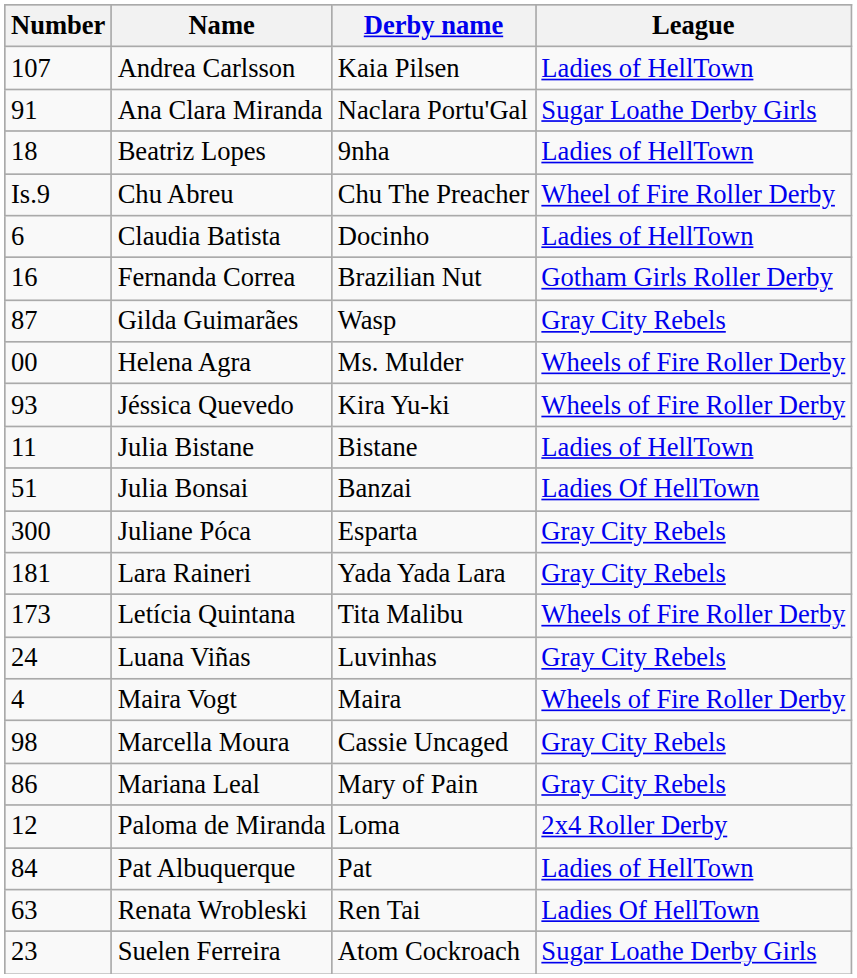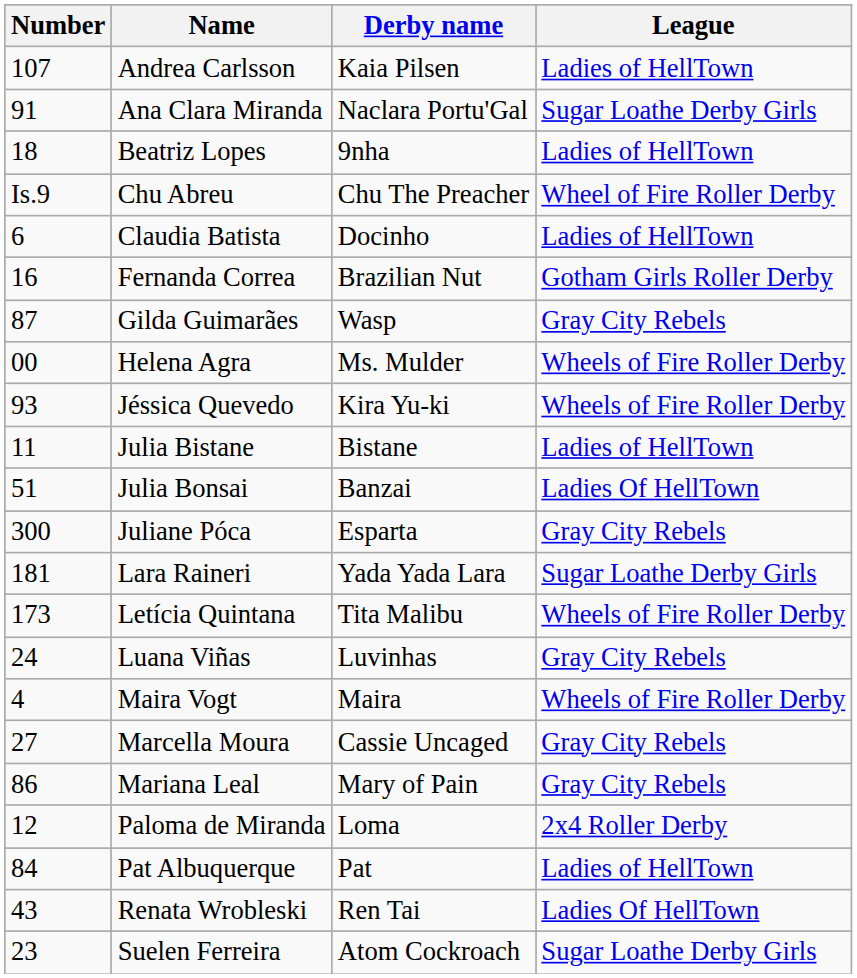(634, 573) Gray City Rebels -> (679, 573) Sugar Loathe Derby Girls
(24, 741) 98 -> (24, 741) 27
(24, 910) 63 -> (24, 910) 43
